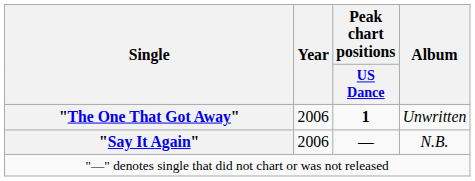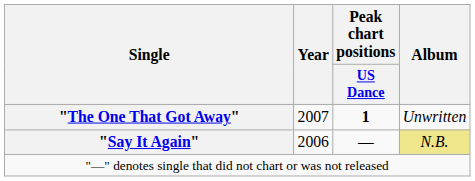(313, 117) 2006 -> (313, 117) 2007
(434, 141) no background -> (434, 141) khaki background
